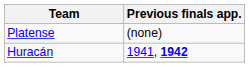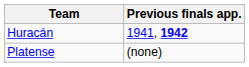rows swapped: (30, 52) <-> (31, 33)
